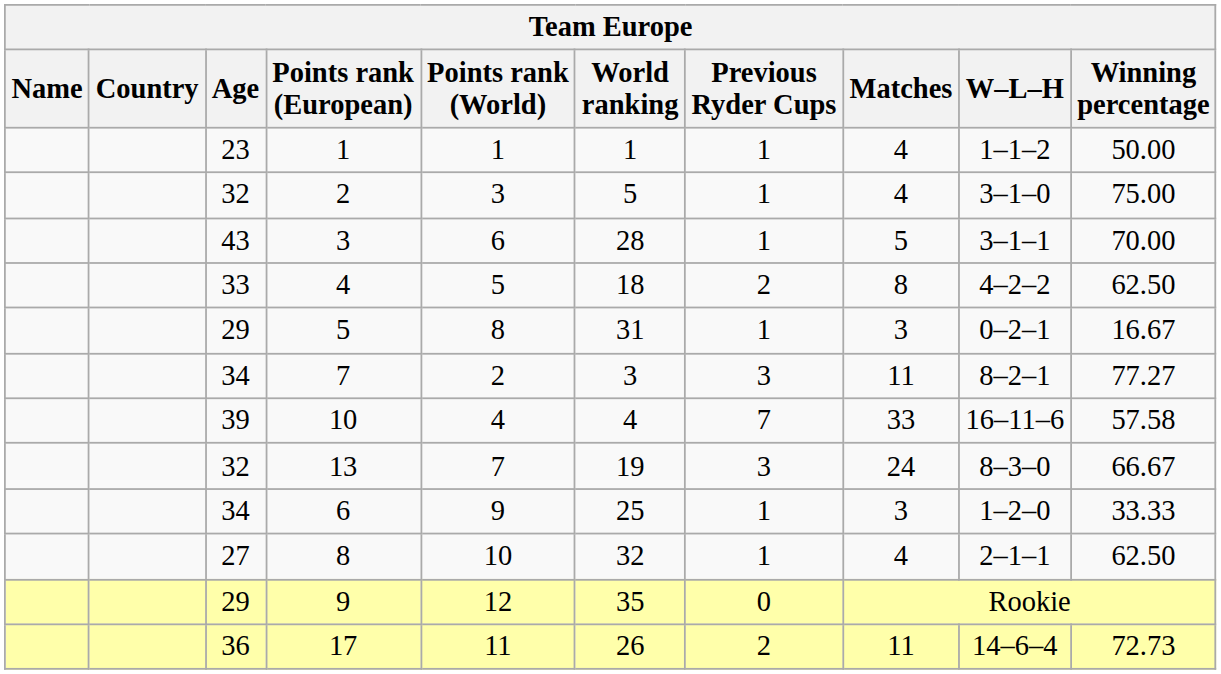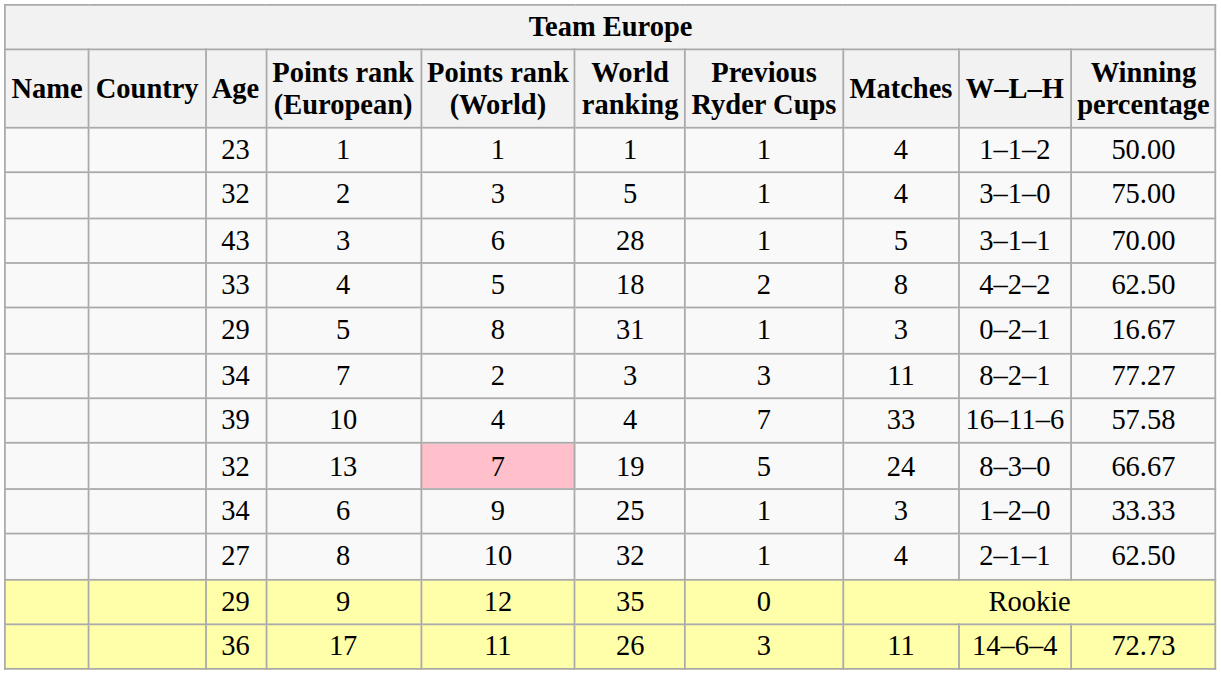(498, 465) no background -> (498, 465) pink background
(764, 465) 3 -> (764, 465) 5
(764, 646) 2 -> (764, 646) 3
